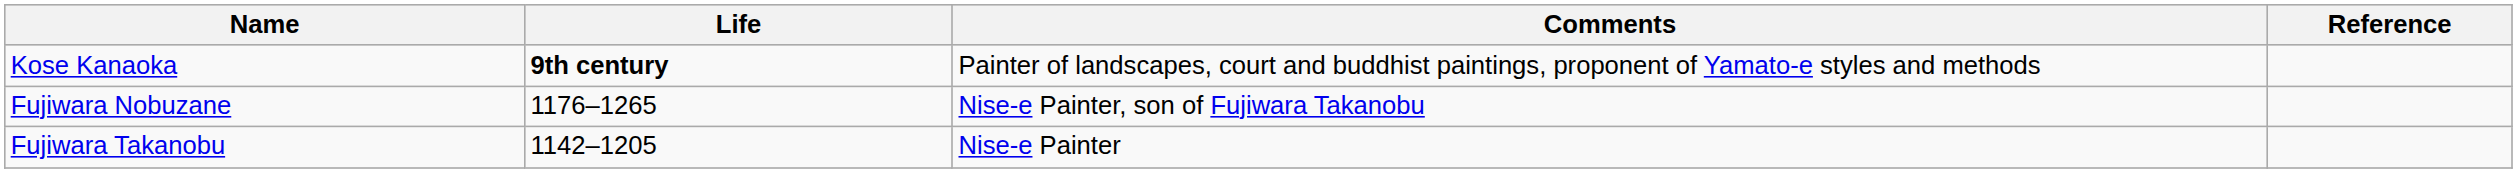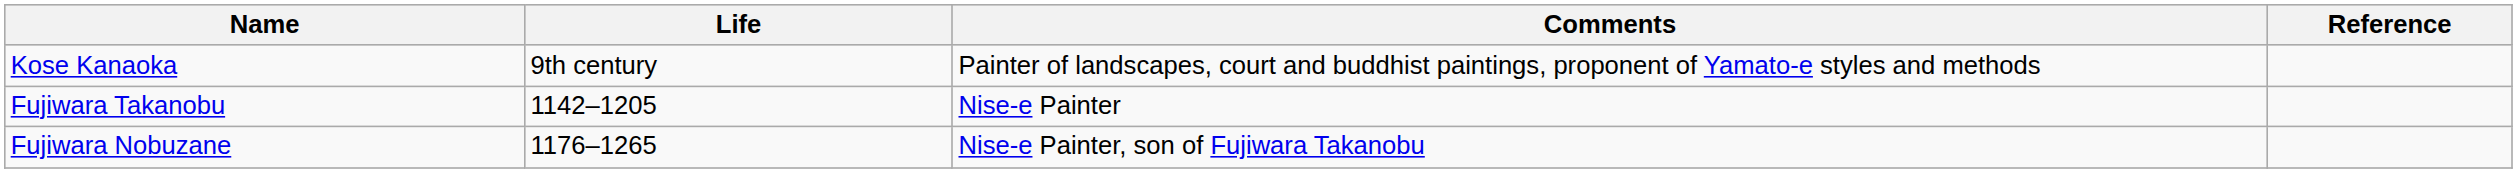(599, 65) bold -> (594, 65) normal
rows swapped: (118, 146) <-> (121, 106)
